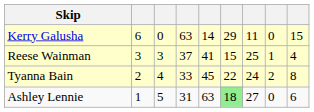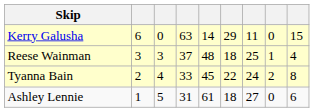(208, 55) 41 -> (208, 55) 48
(230, 55) 15 -> (230, 55) 18
(208, 96) 63 -> (208, 96) 61
(230, 96) lightgreen background -> (230, 96) no background
